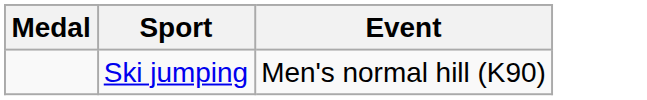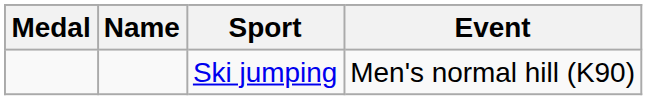+ column: (142, 27)
